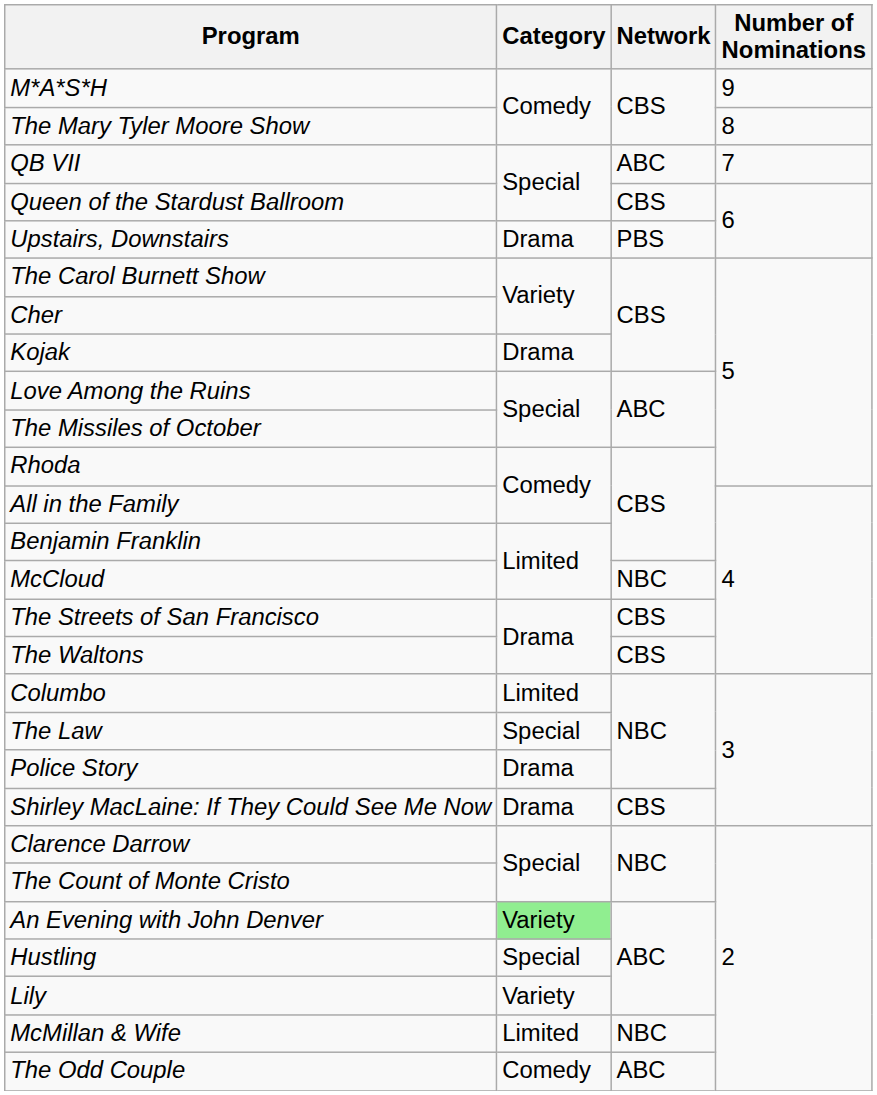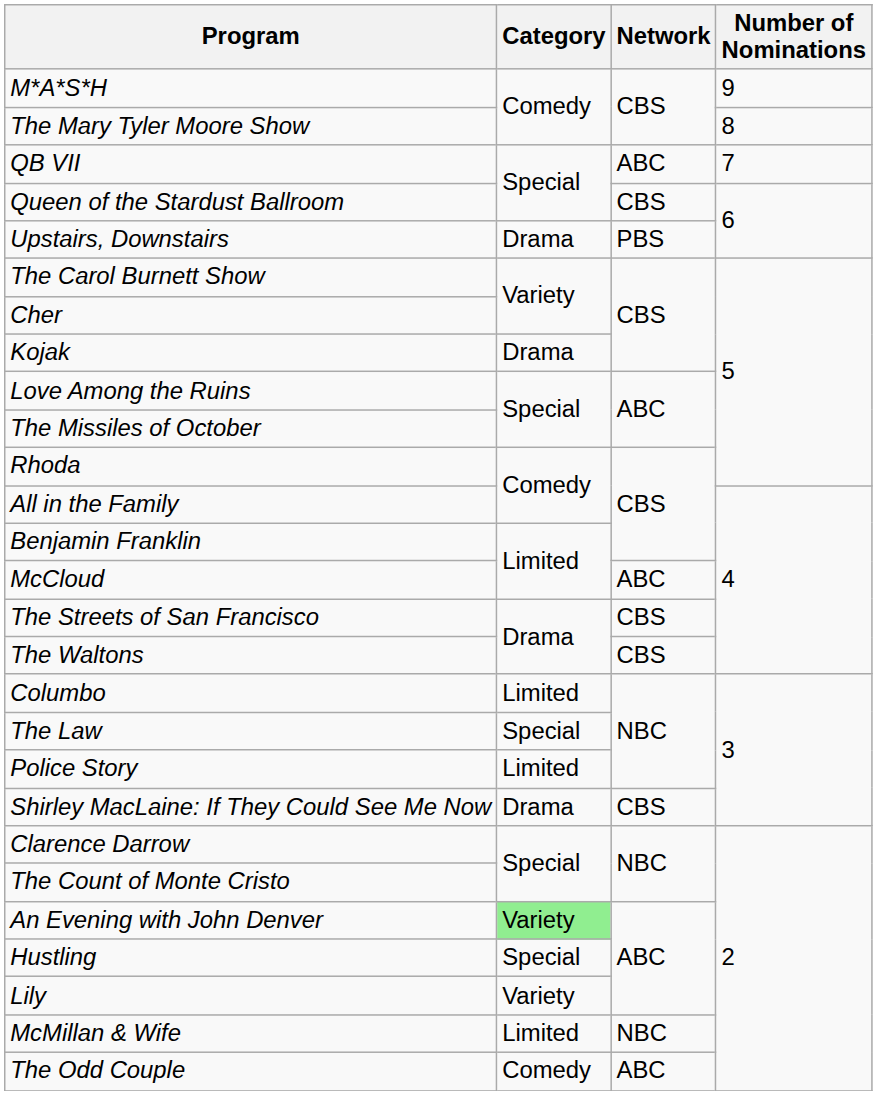(642, 579) NBC -> (641, 579) ABC
(538, 768) Drama -> (541, 768) Limited
